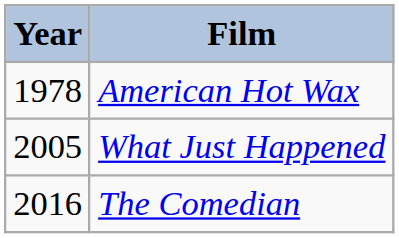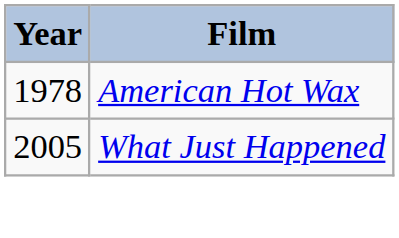- row: (199, 203)
